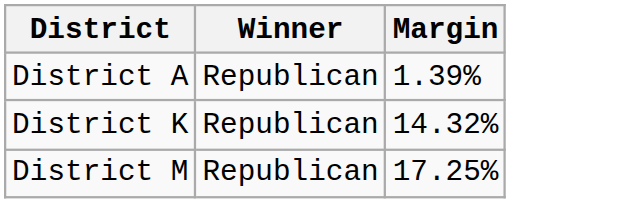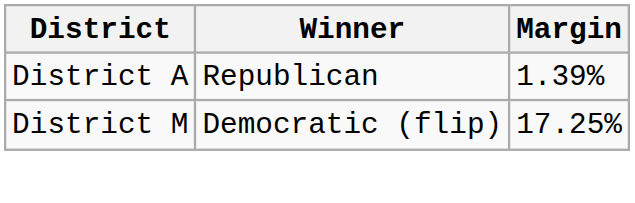- row: (100, 125)
(291, 173) Republican -> (352, 125) Democratic (flip)
